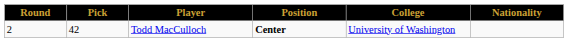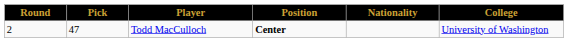columns swapped: (517, 12) <-> (408, 12)
(74, 29) 42 -> (74, 29) 47
